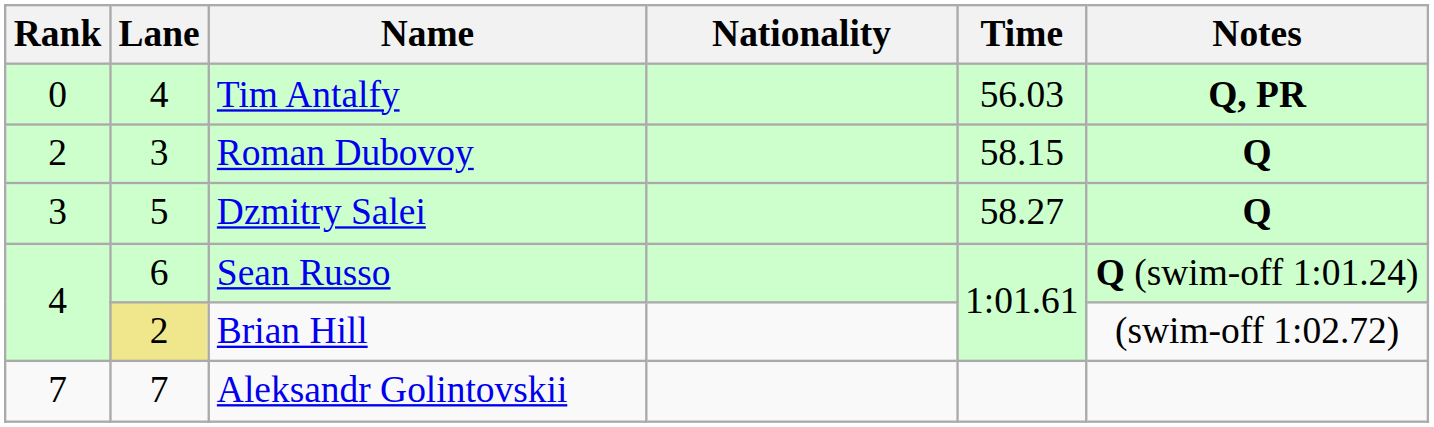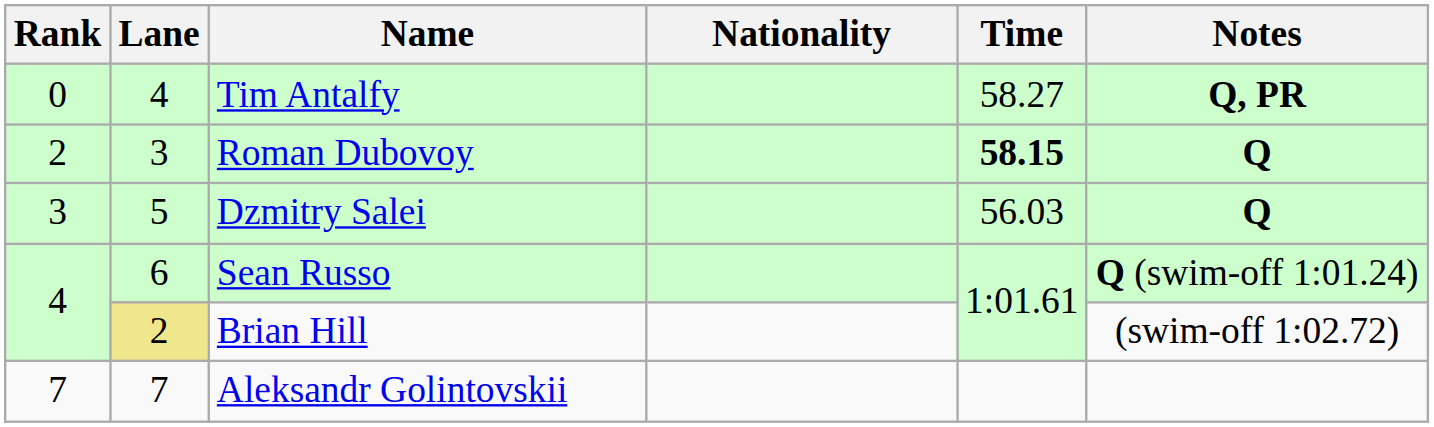(1022, 93) 56.03 -> (1022, 93) 58.27
(1022, 152) normal -> (1022, 152) bold
(1022, 212) 58.27 -> (1022, 212) 56.03
